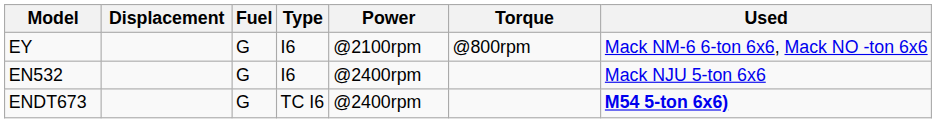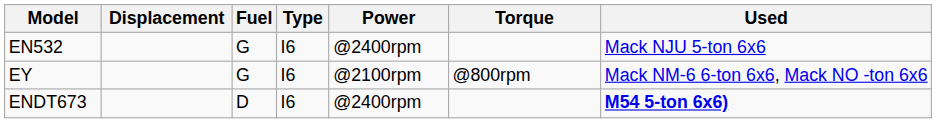rows swapped: (36, 74) <-> (20, 46)
(243, 103) G -> (242, 103) D
(302, 103) TC I6 -> (288, 103) I6
